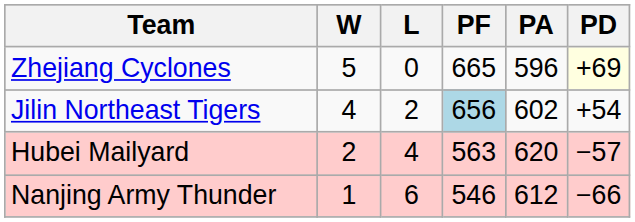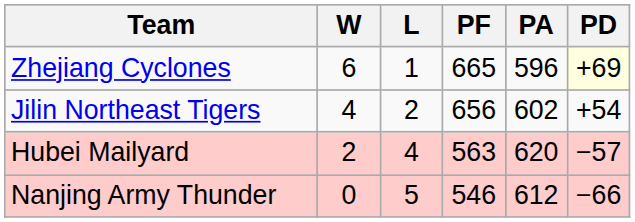(349, 68) 5 -> (349, 68) 6
(411, 68) 0 -> (411, 68) 1
(474, 110) lightblue background -> (474, 110) no background
(349, 195) 1 -> (349, 195) 0
(411, 195) 6 -> (411, 195) 5
